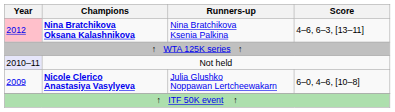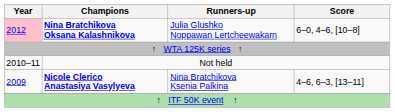(203, 30) Nina Bratchikova Ksenia Palkina -> (224, 30) Julia Glushko Noppawan Lertcheewakarn
(330, 30) 4–6, 6–3, [13–11] -> (328, 30) 6–0, 4–6, [10–8]
(23, 63) lavender background -> (23, 63) no background
(224, 82) Julia Glushko Noppawan Lertcheewakarn -> (203, 82) Nina Bratchikova Ksenia Palkina
(328, 82) 6–0, 4–6, [10–8] -> (330, 82) 4–6, 6–3, [13–11]
